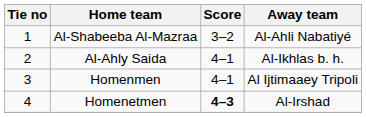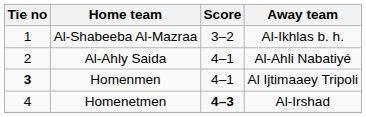(303, 36) Al-Ahli Nabatiyé -> (303, 36) Al-Ikhlas b. h.
(303, 58) Al-Ikhlas b. h. -> (303, 58) Al-Ahli Nabatiyé
(27, 79) normal -> (27, 79) bold
